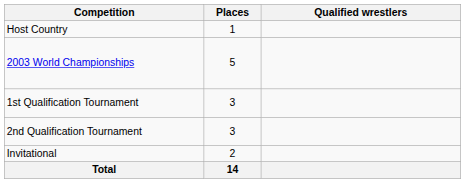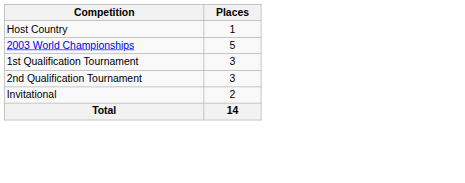- column: (361, 12)
